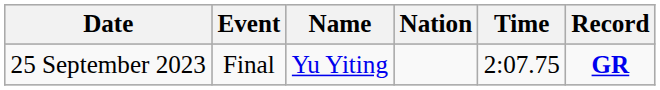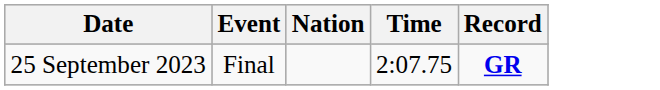- column: (340, 24)
